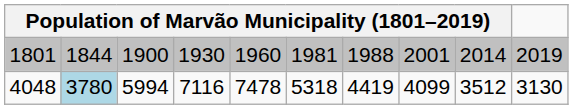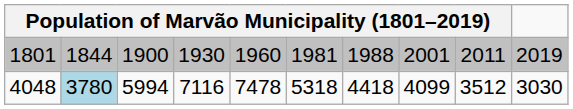(483, 54) 2014 -> (483, 54) 2011
(371, 87) 4419 -> (371, 87) 4418
(539, 87) 3130 -> (539, 87) 3030
